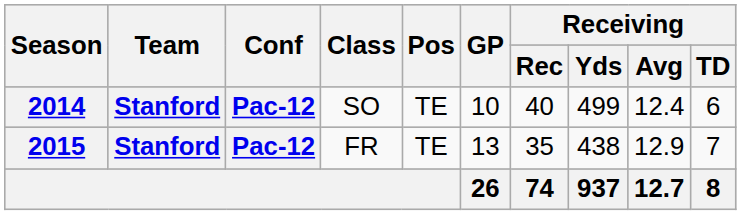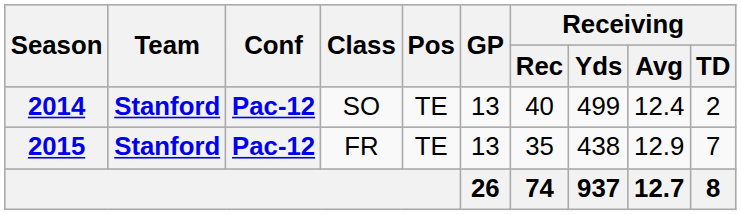(485, 106) 10 -> (485, 106) 13
(713, 106) 6 -> (713, 106) 2
